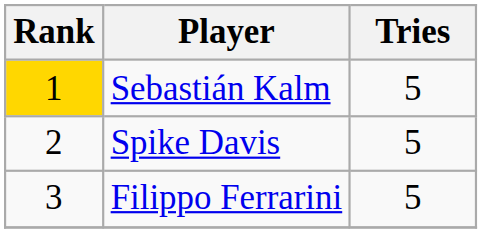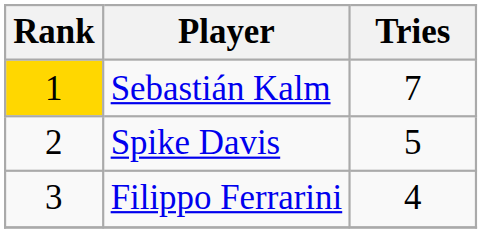(413, 87) 5 -> (413, 87) 7
(413, 198) 5 -> (413, 198) 4
